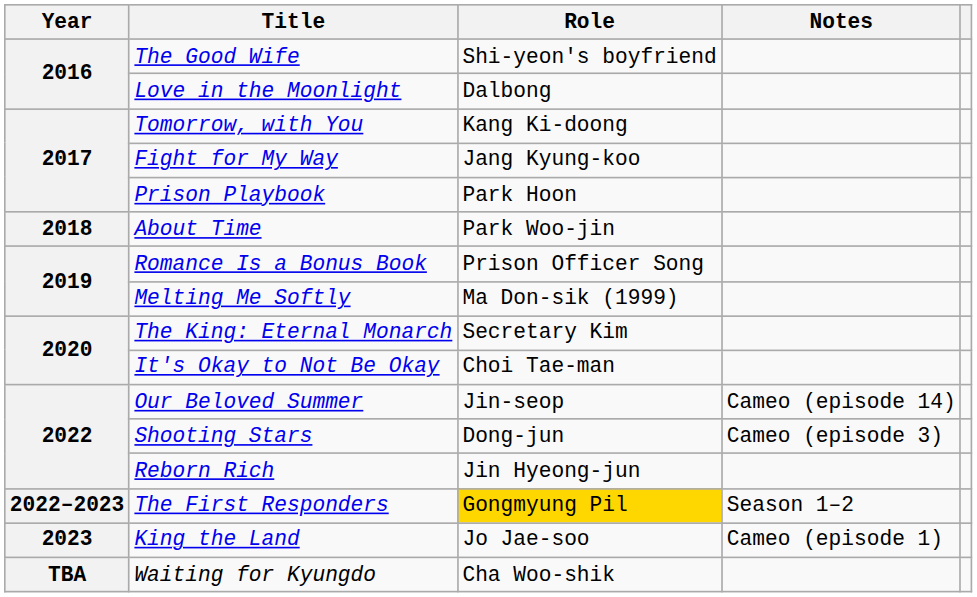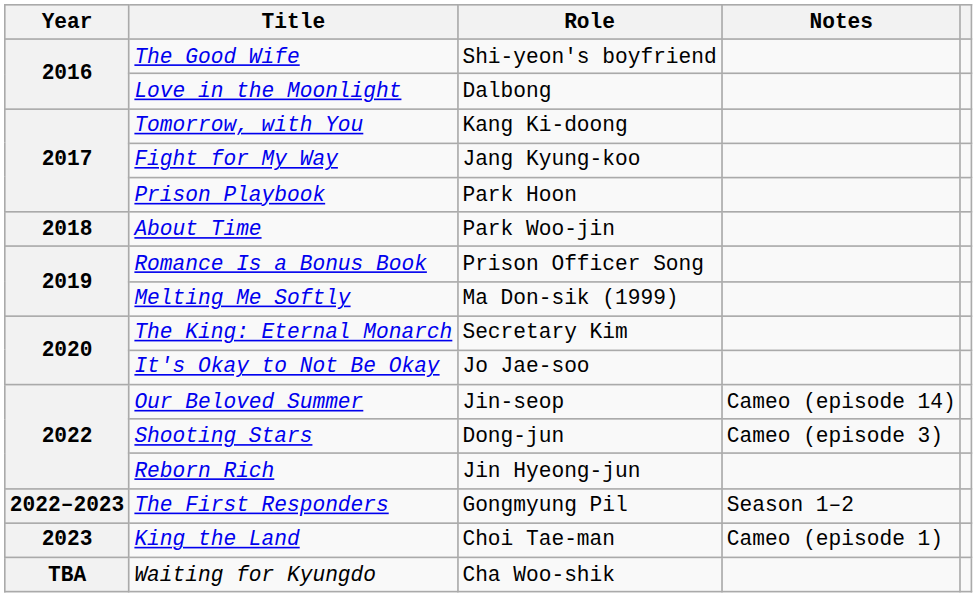(539, 367) Choi Tae-man -> (526, 367) Jo Jae-soo
(545, 506) gold background -> (545, 506) no background
(526, 540) Jo Jae-soo -> (539, 540) Choi Tae-man
